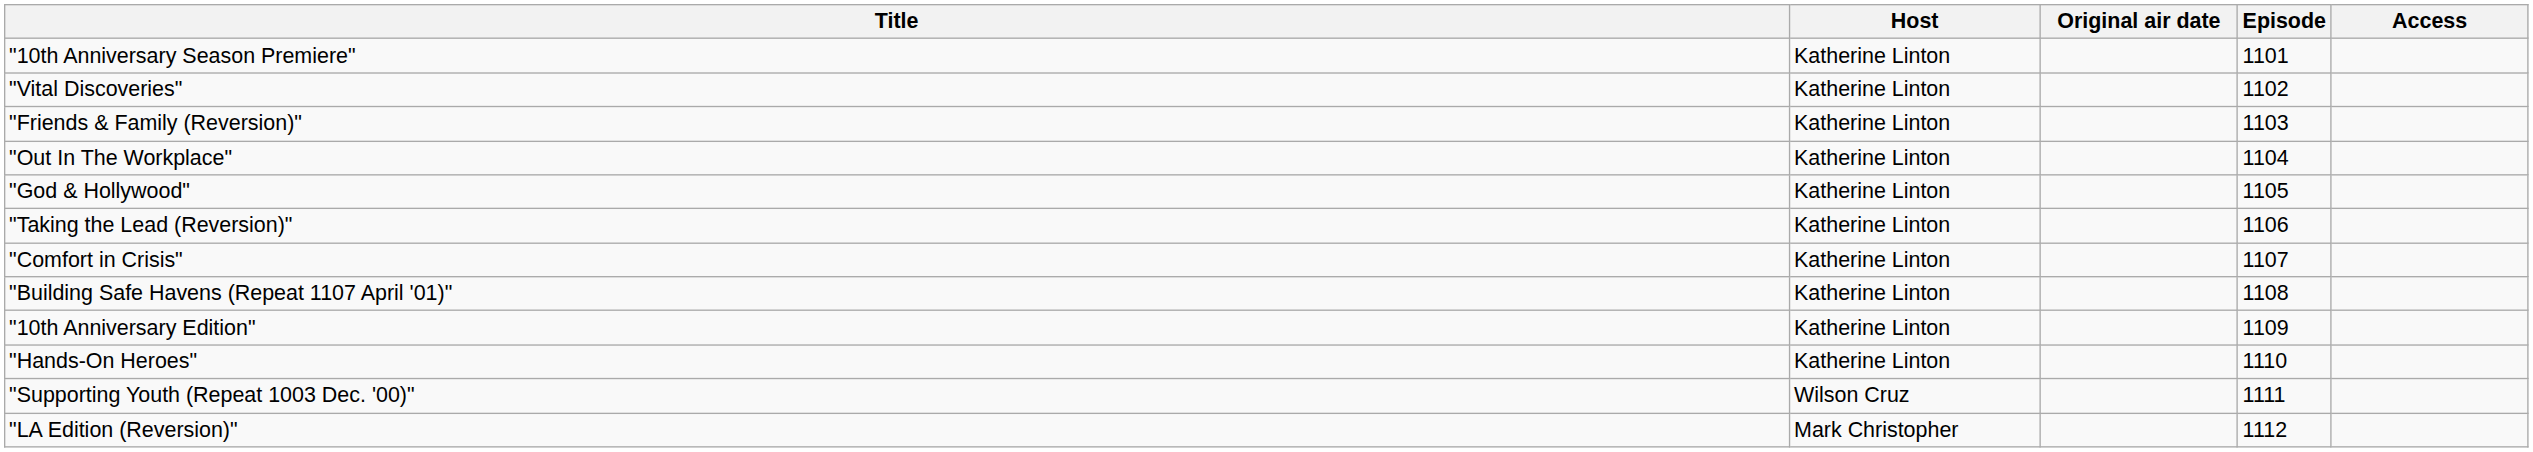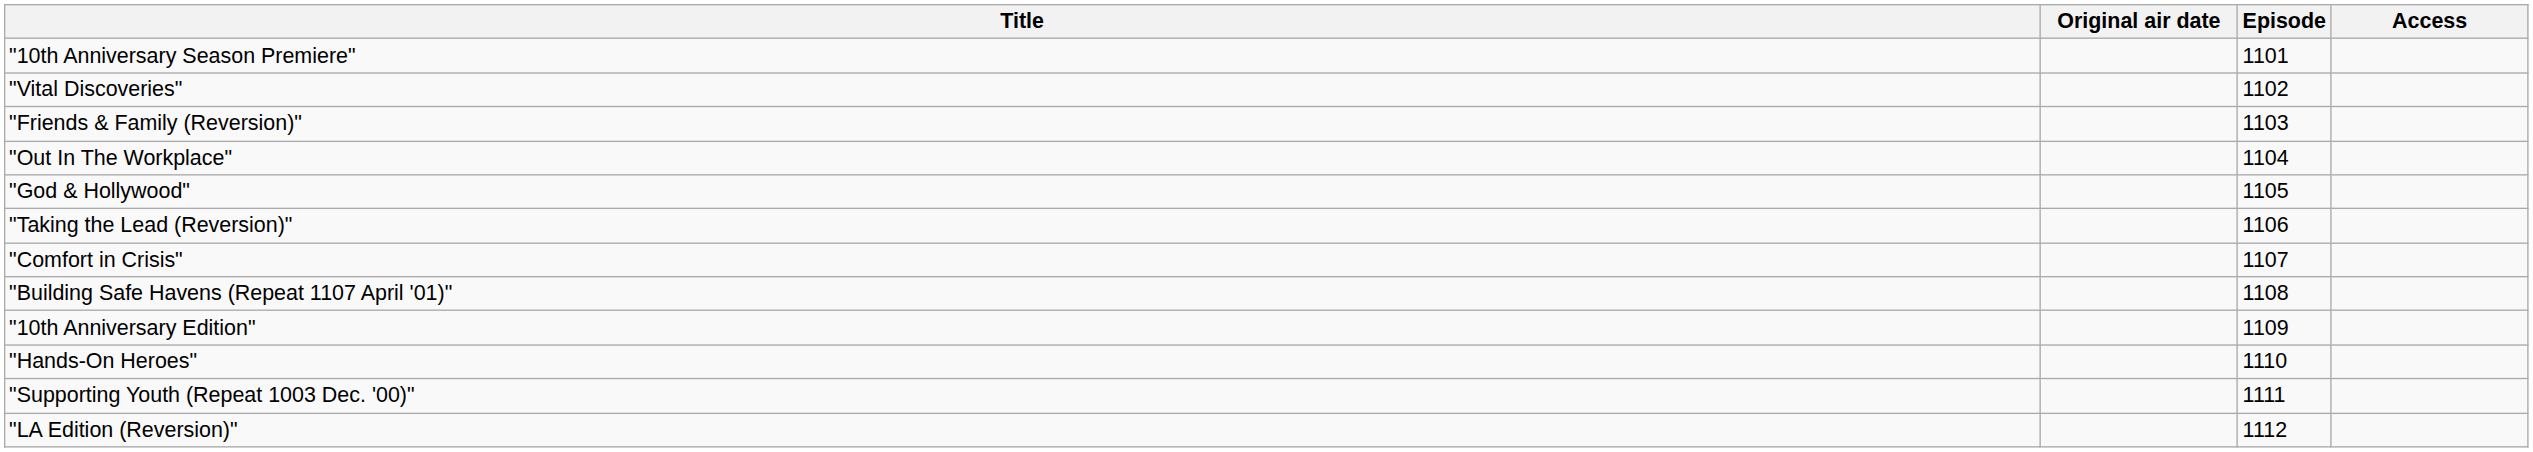- column: (1915, 21)
